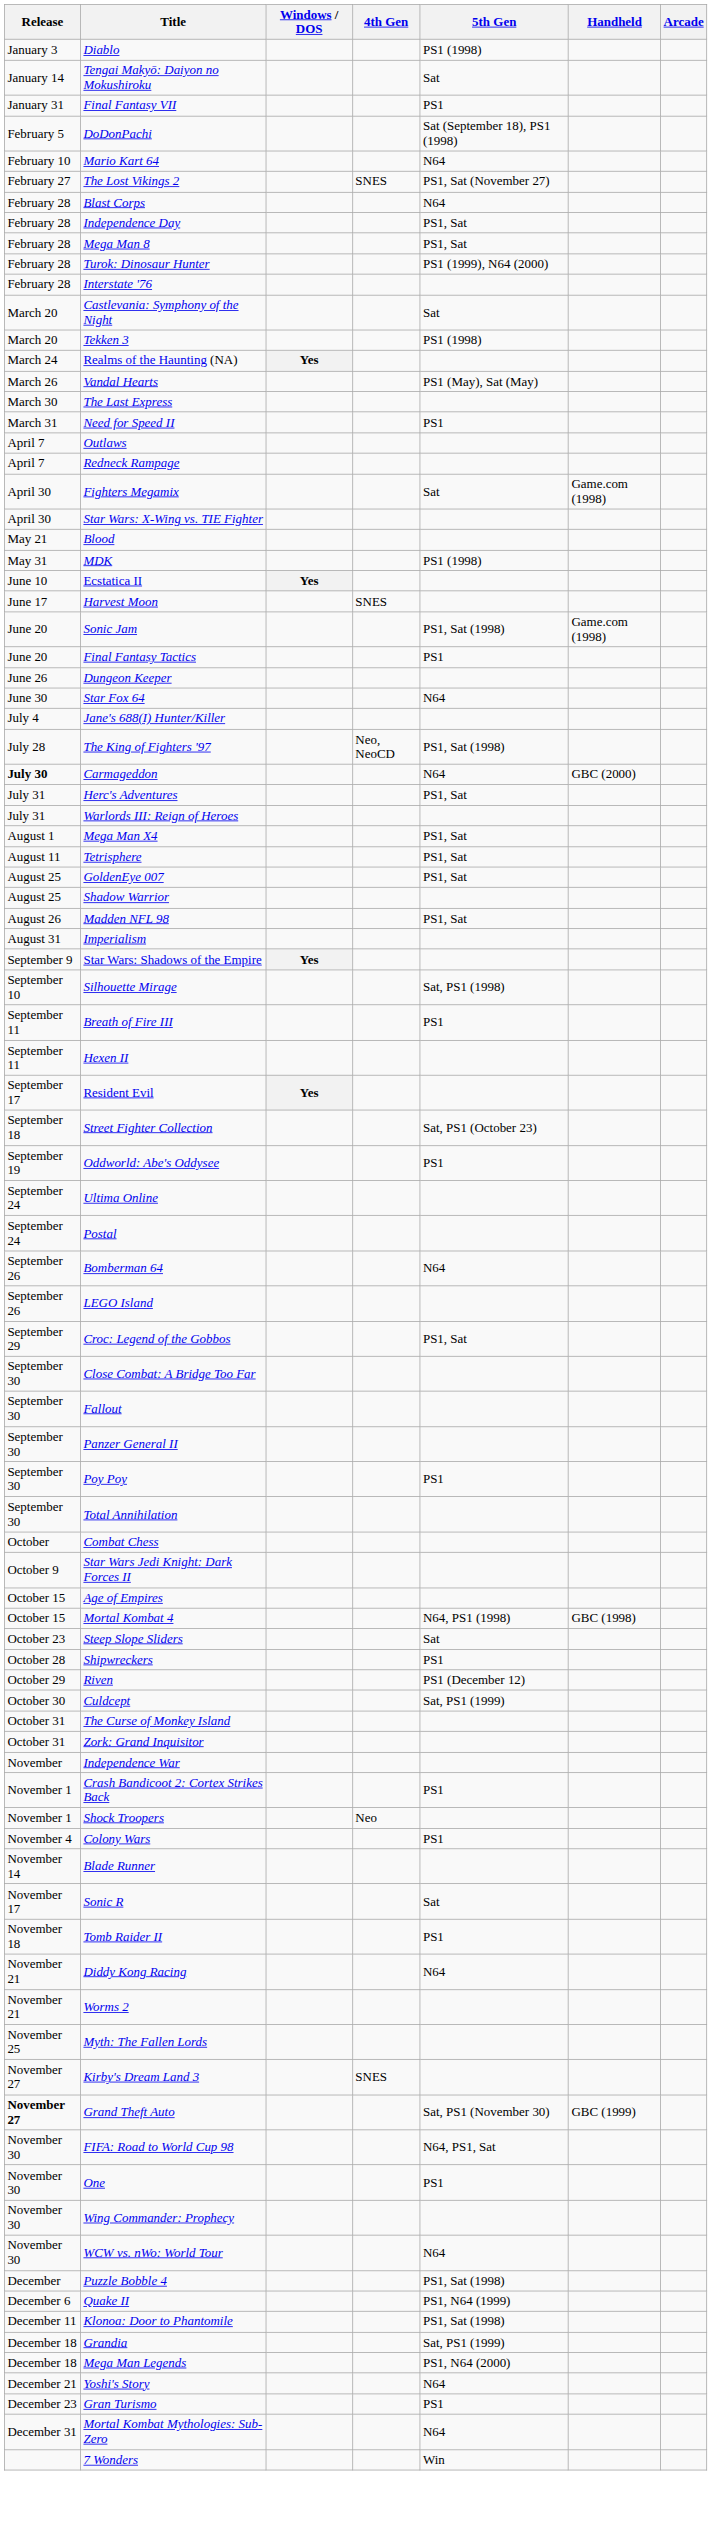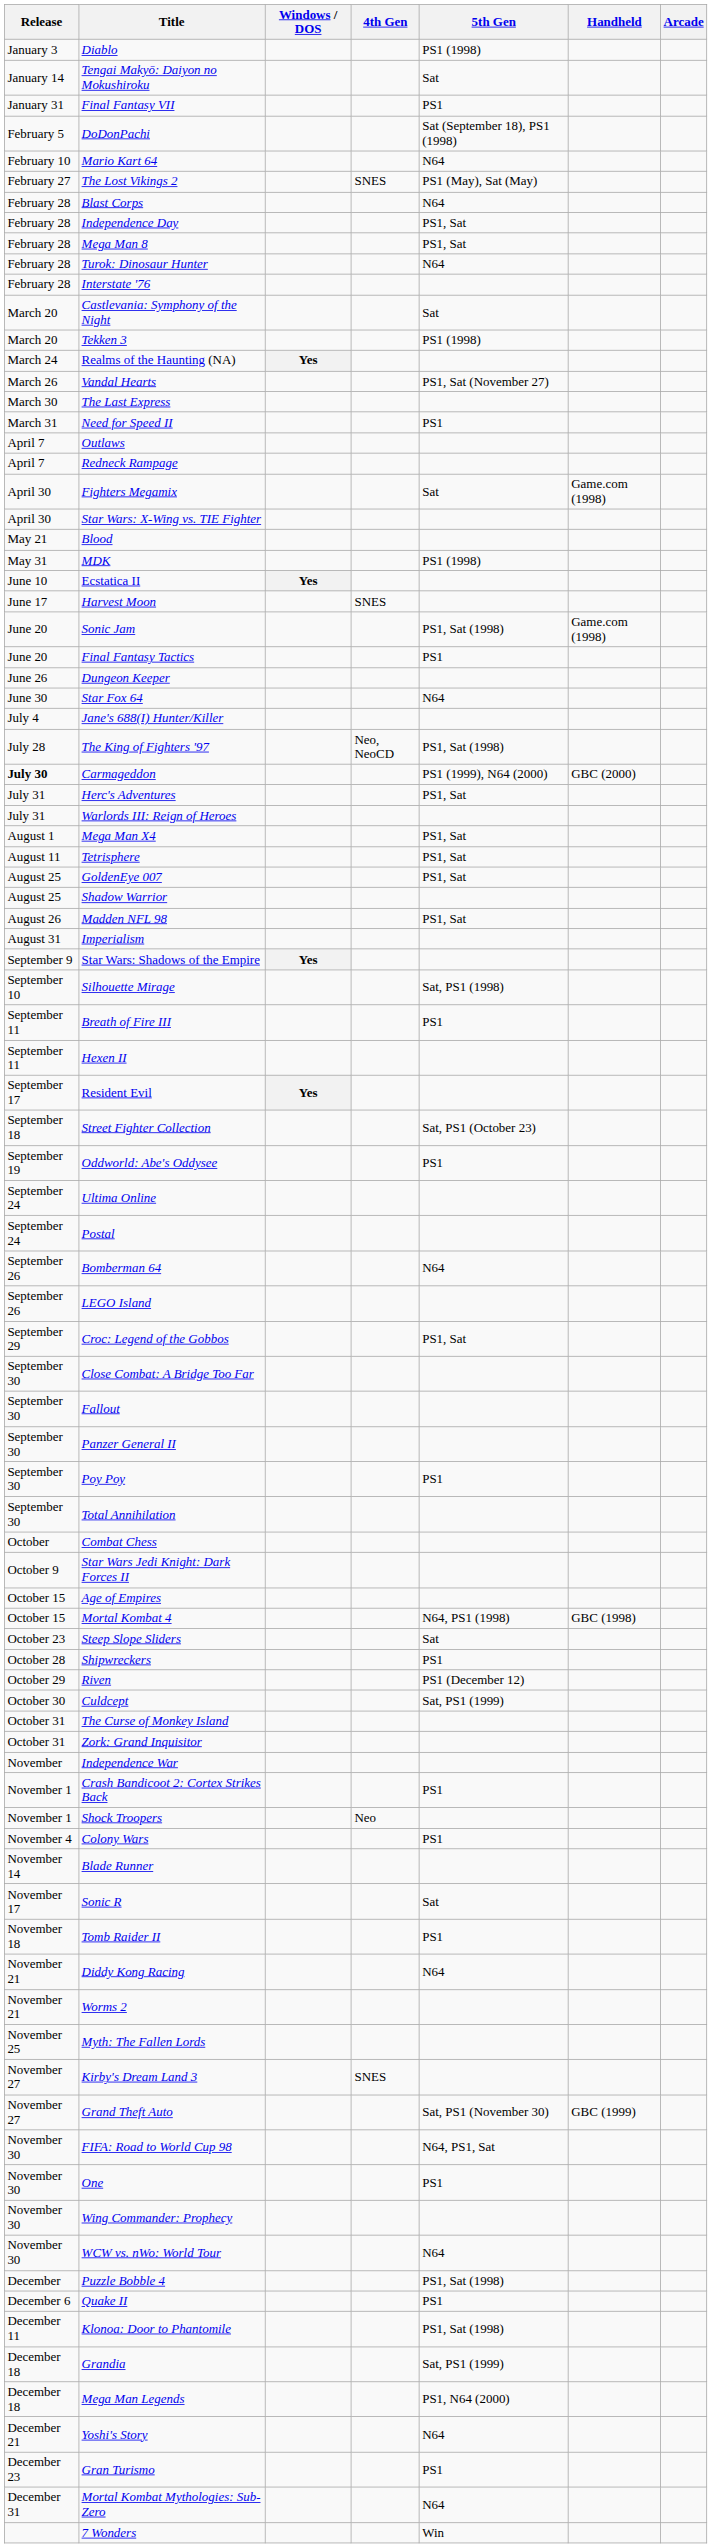(486, 181) PS1, Sat (November 27) -> (480, 181) PS1 (May), Sat (May)
(486, 264) PS1 (1999), N64 (2000) -> (433, 264) N64
(481, 381) PS1 (May), Sat (May) -> (486, 381) PS1, Sat (November 27)
(434, 774) N64 -> (485, 774) PS1 (1999), N64 (2000)
(36, 2112) bold -> (35, 2112) normal
(467, 2301) PS1, N64 (1999) -> (433, 2301) PS1
